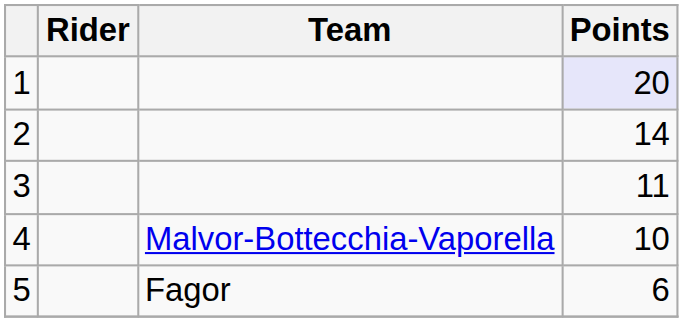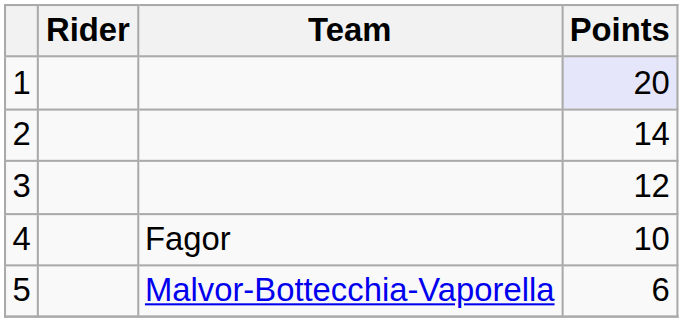(653, 186) 11 -> (652, 186) 12
(350, 238) Malvor-Bottecchia-Vaporella -> (188, 238) Fagor
(188, 290) Fagor -> (350, 290) Malvor-Bottecchia-Vaporella
